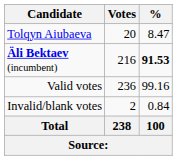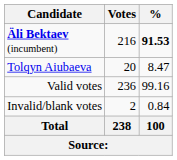rows swapped: (38, 60) <-> (49, 33)
